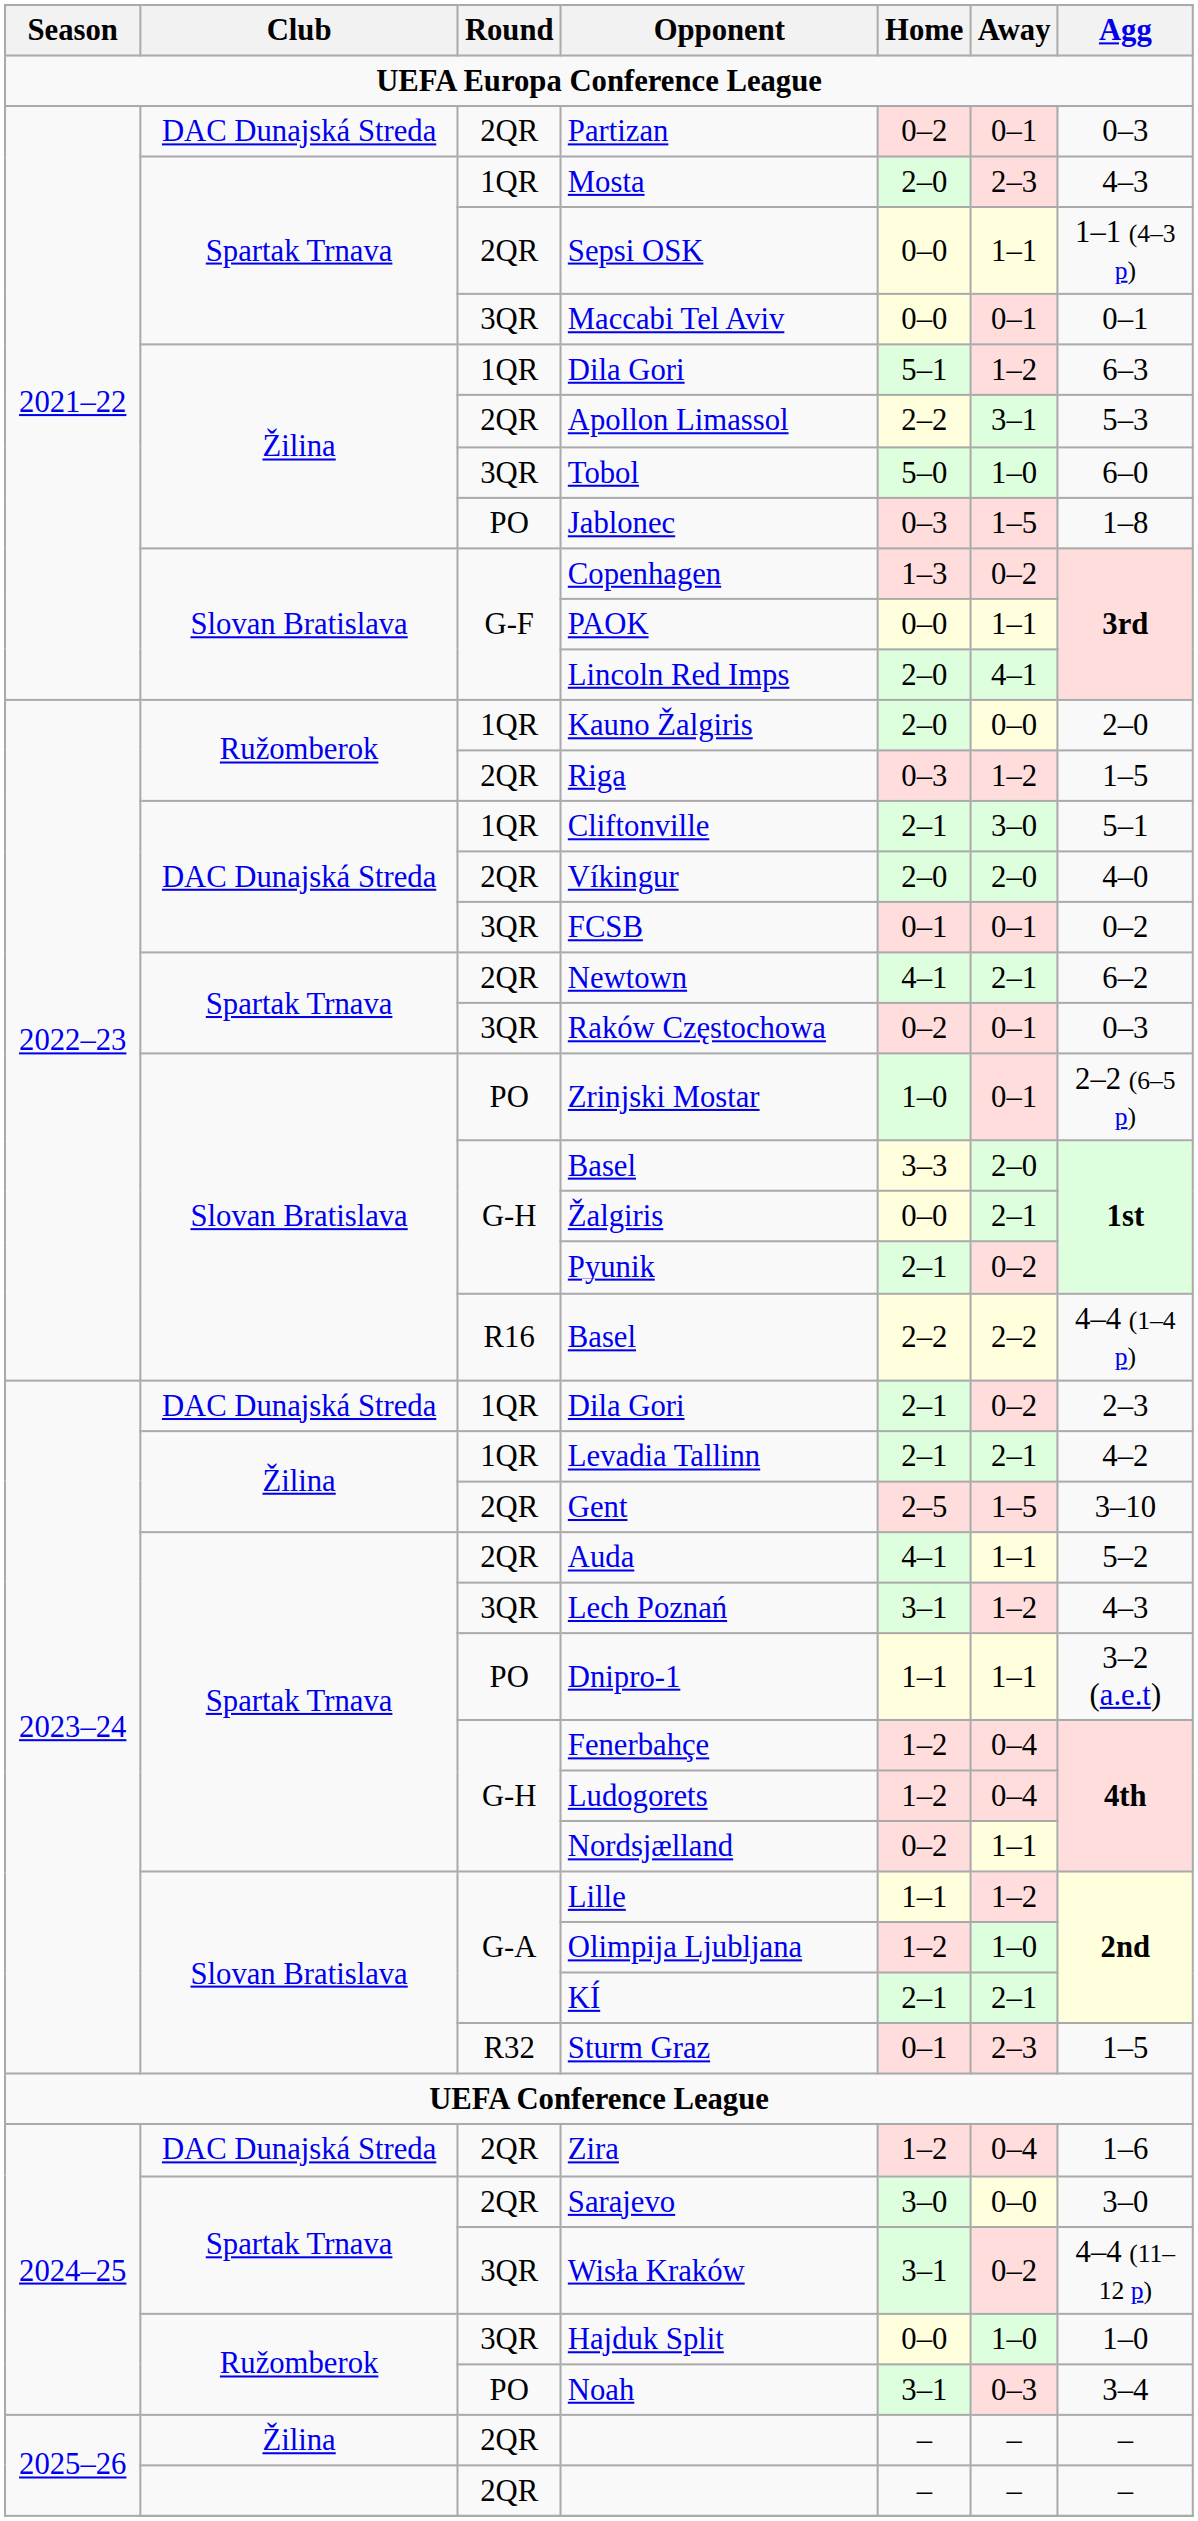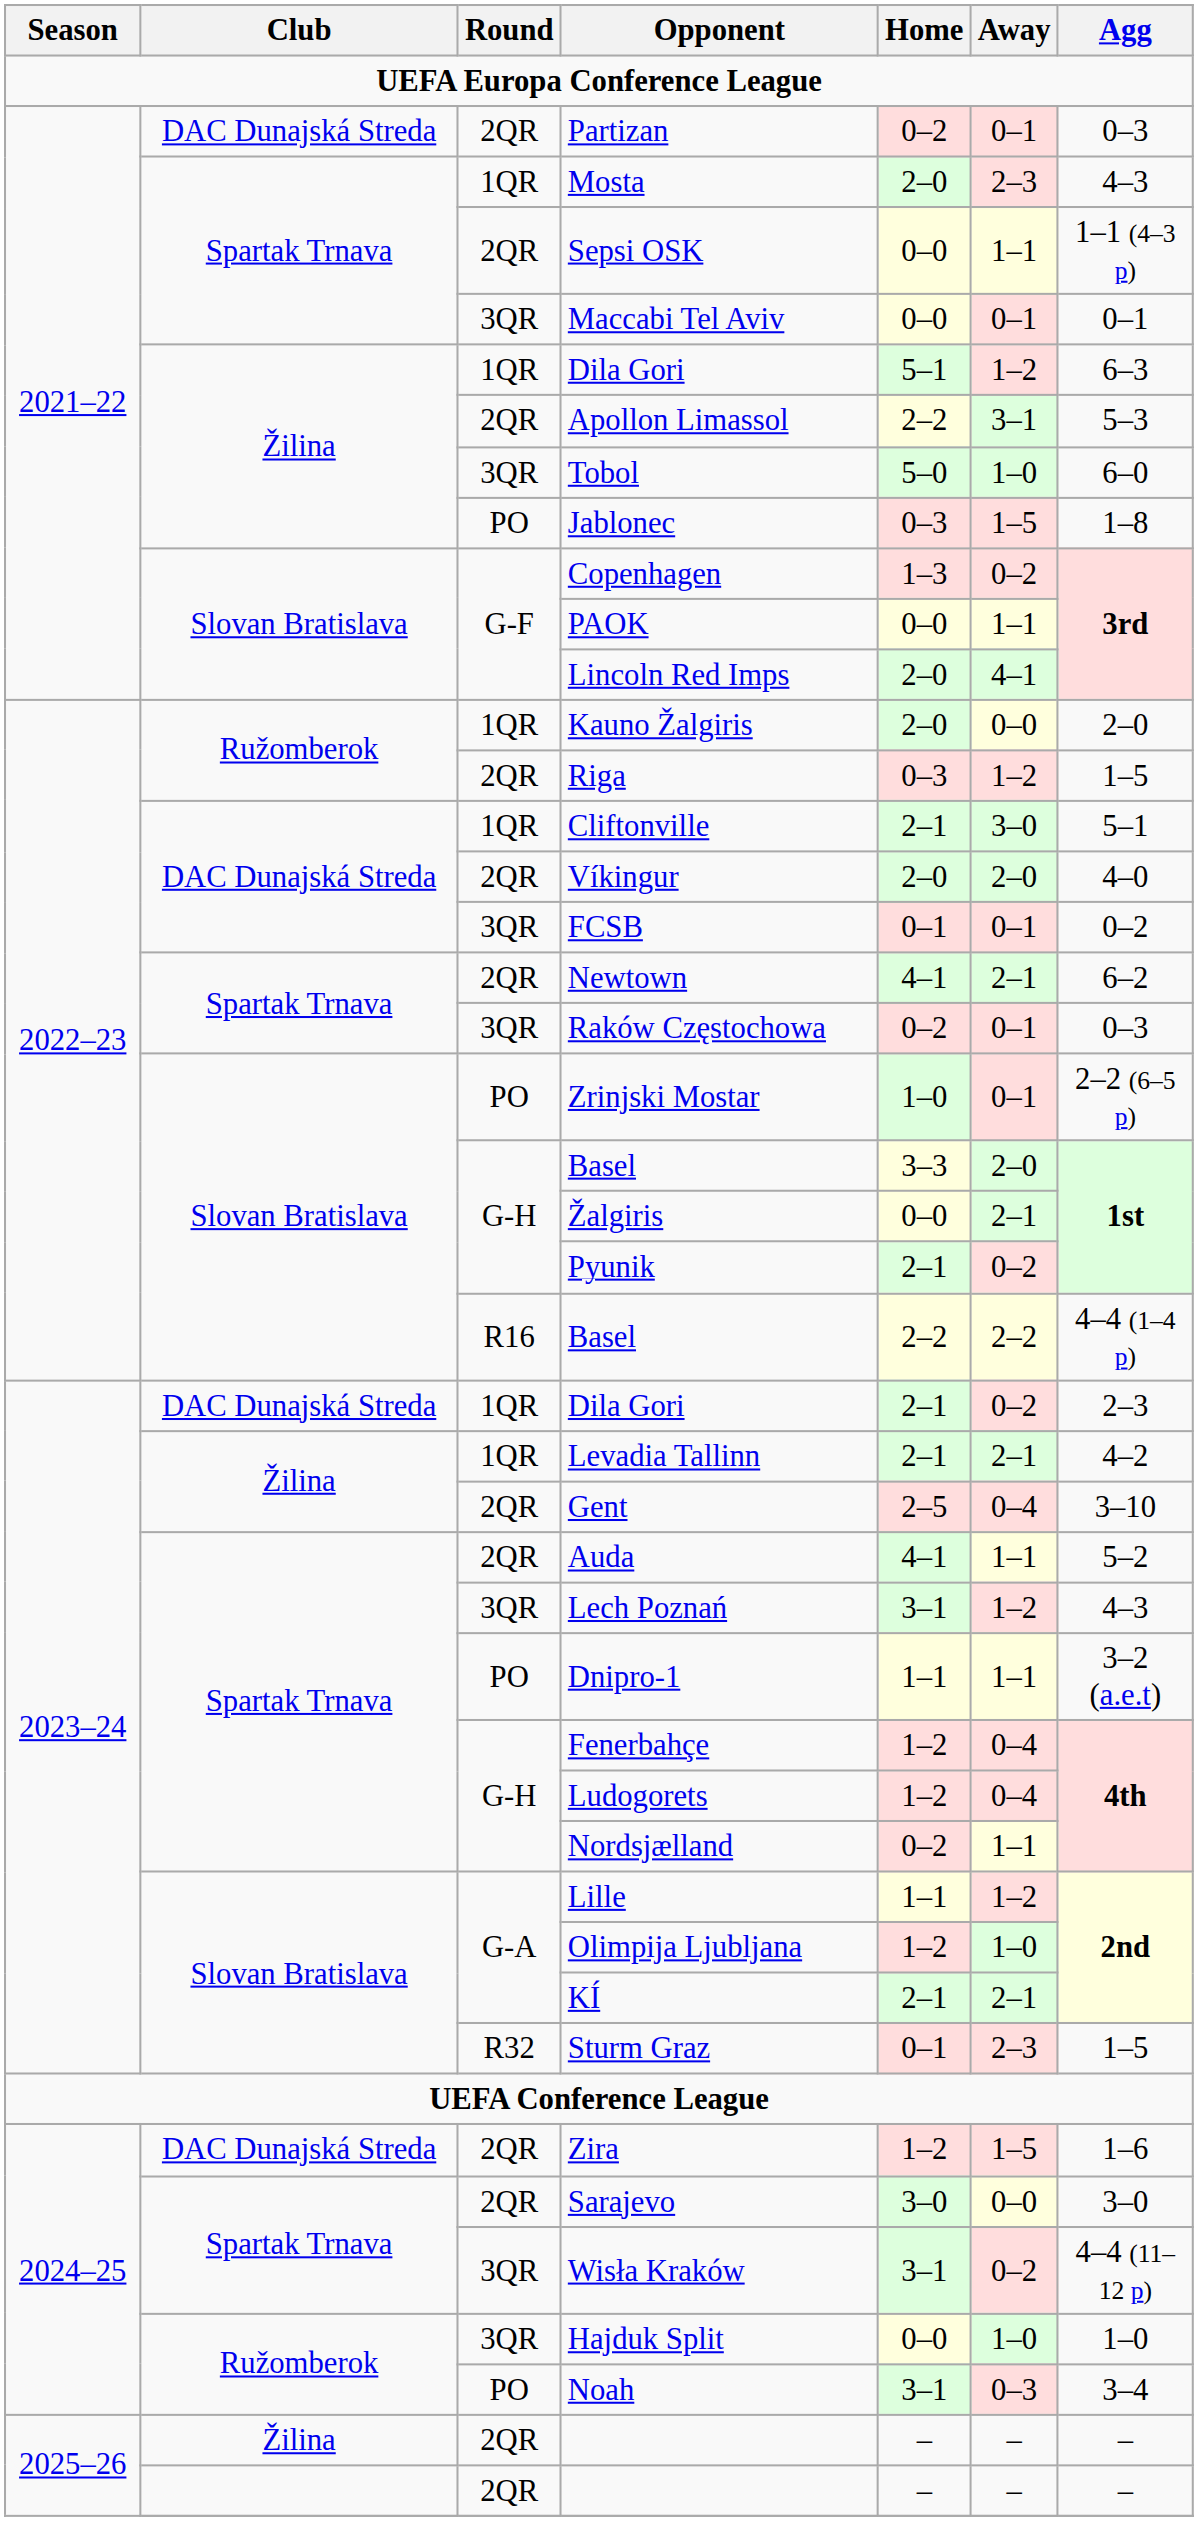(1014, 1505) 1–5 -> (1014, 1505) 0–4
(1014, 2149) 0–4 -> (1014, 2149) 1–5
